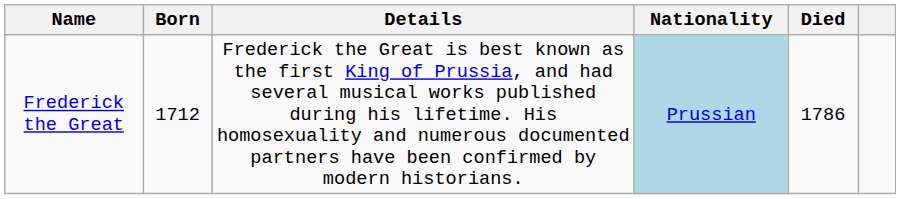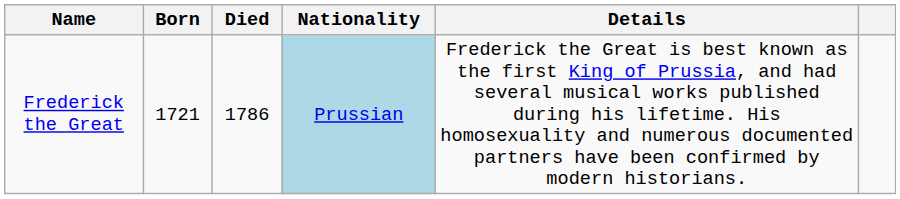columns swapped: (823, 20) <-> (423, 20)
(178, 115) 1712 -> (178, 115) 1721
